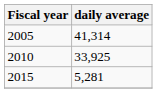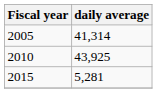(92, 56) 33,925 -> (92, 56) 43,925
